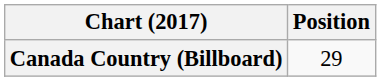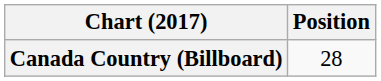(331, 57) 29 -> (331, 57) 28
